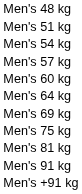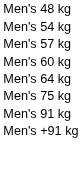- row: (37, 26)
- row: (37, 113)
- row: (37, 148)
